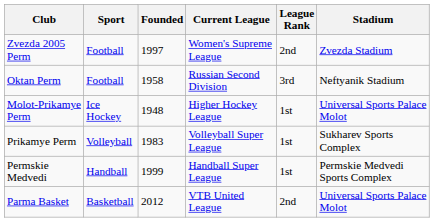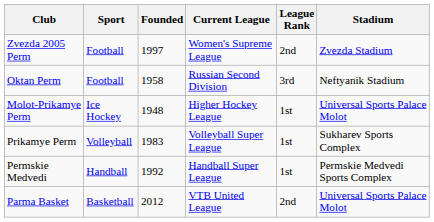(152, 171) 1999 -> (152, 171) 1992
